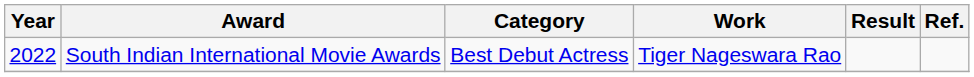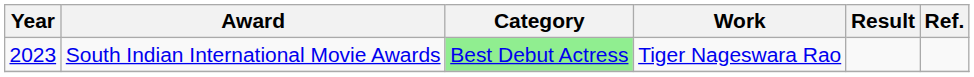(33, 54) 2022 -> (33, 54) 2023
(539, 54) no background -> (539, 54) lightgreen background
